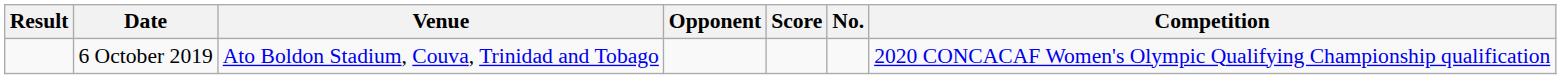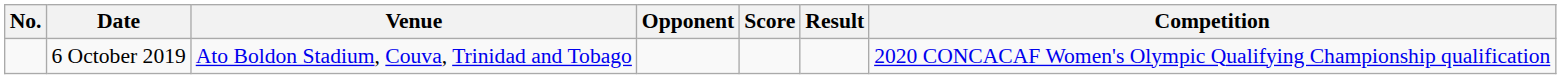columns swapped: (848, 21) <-> (39, 21)
